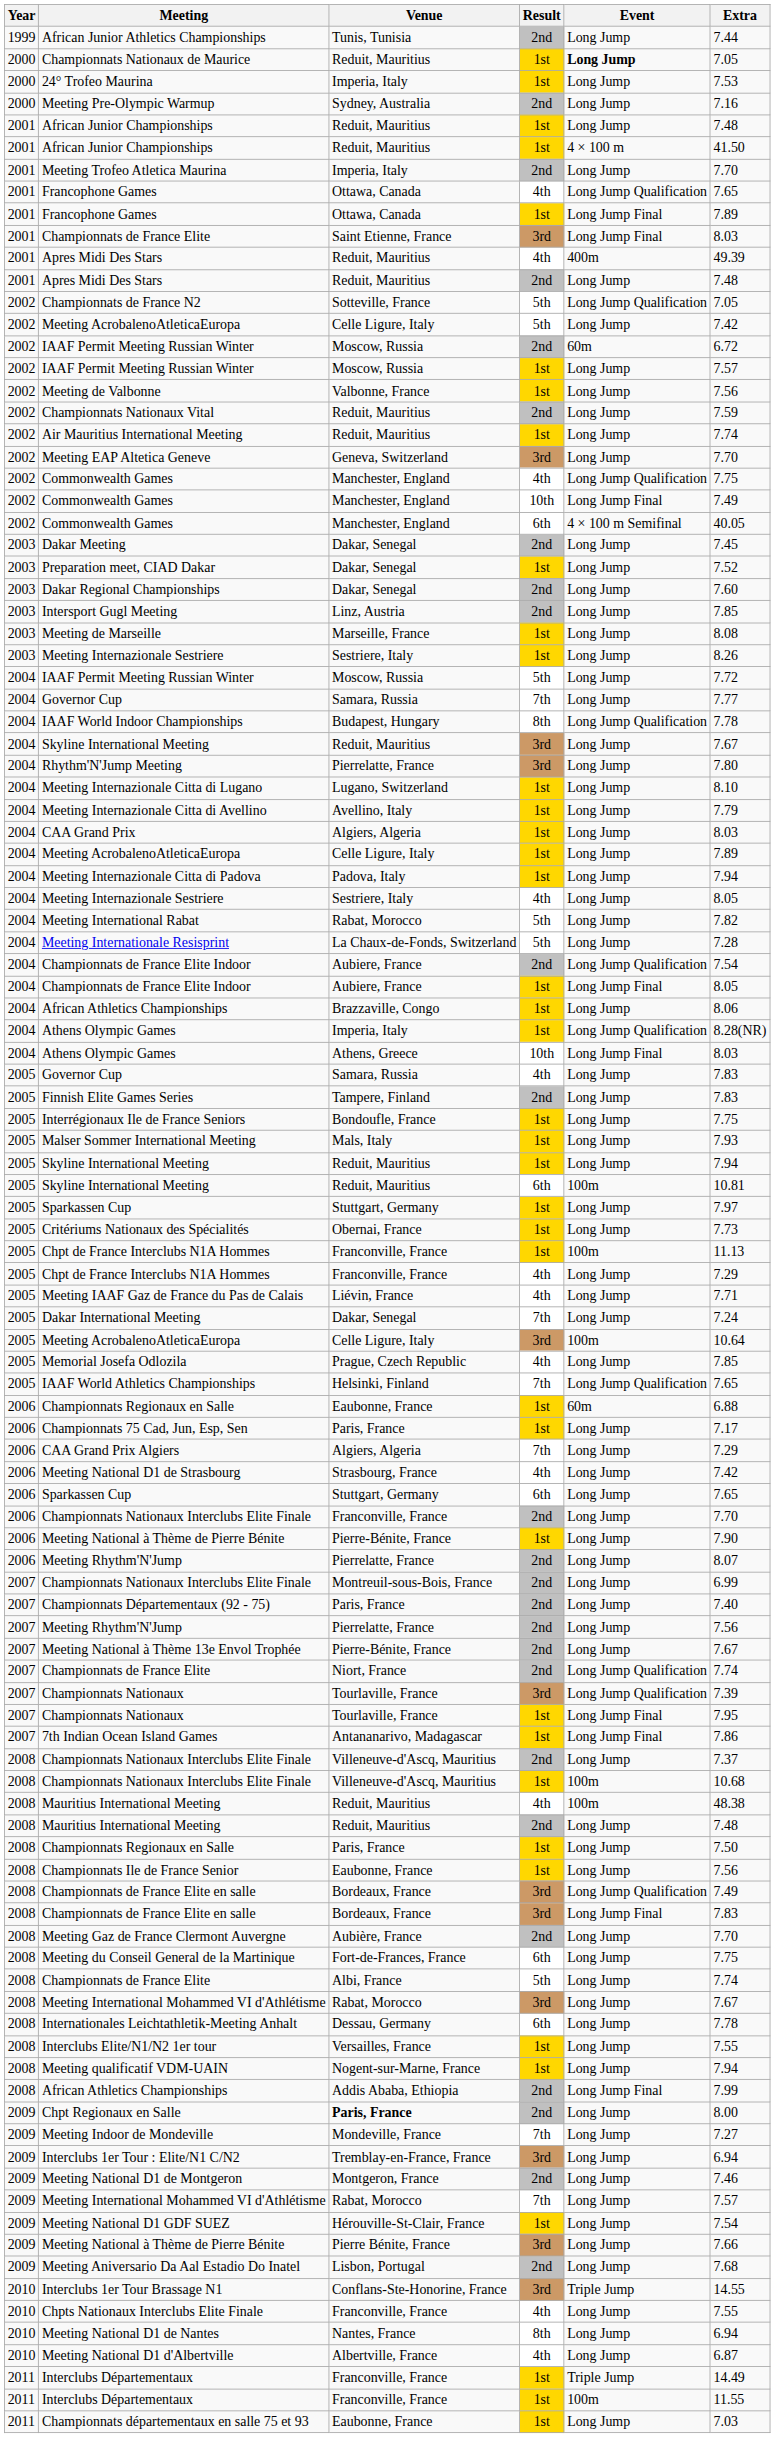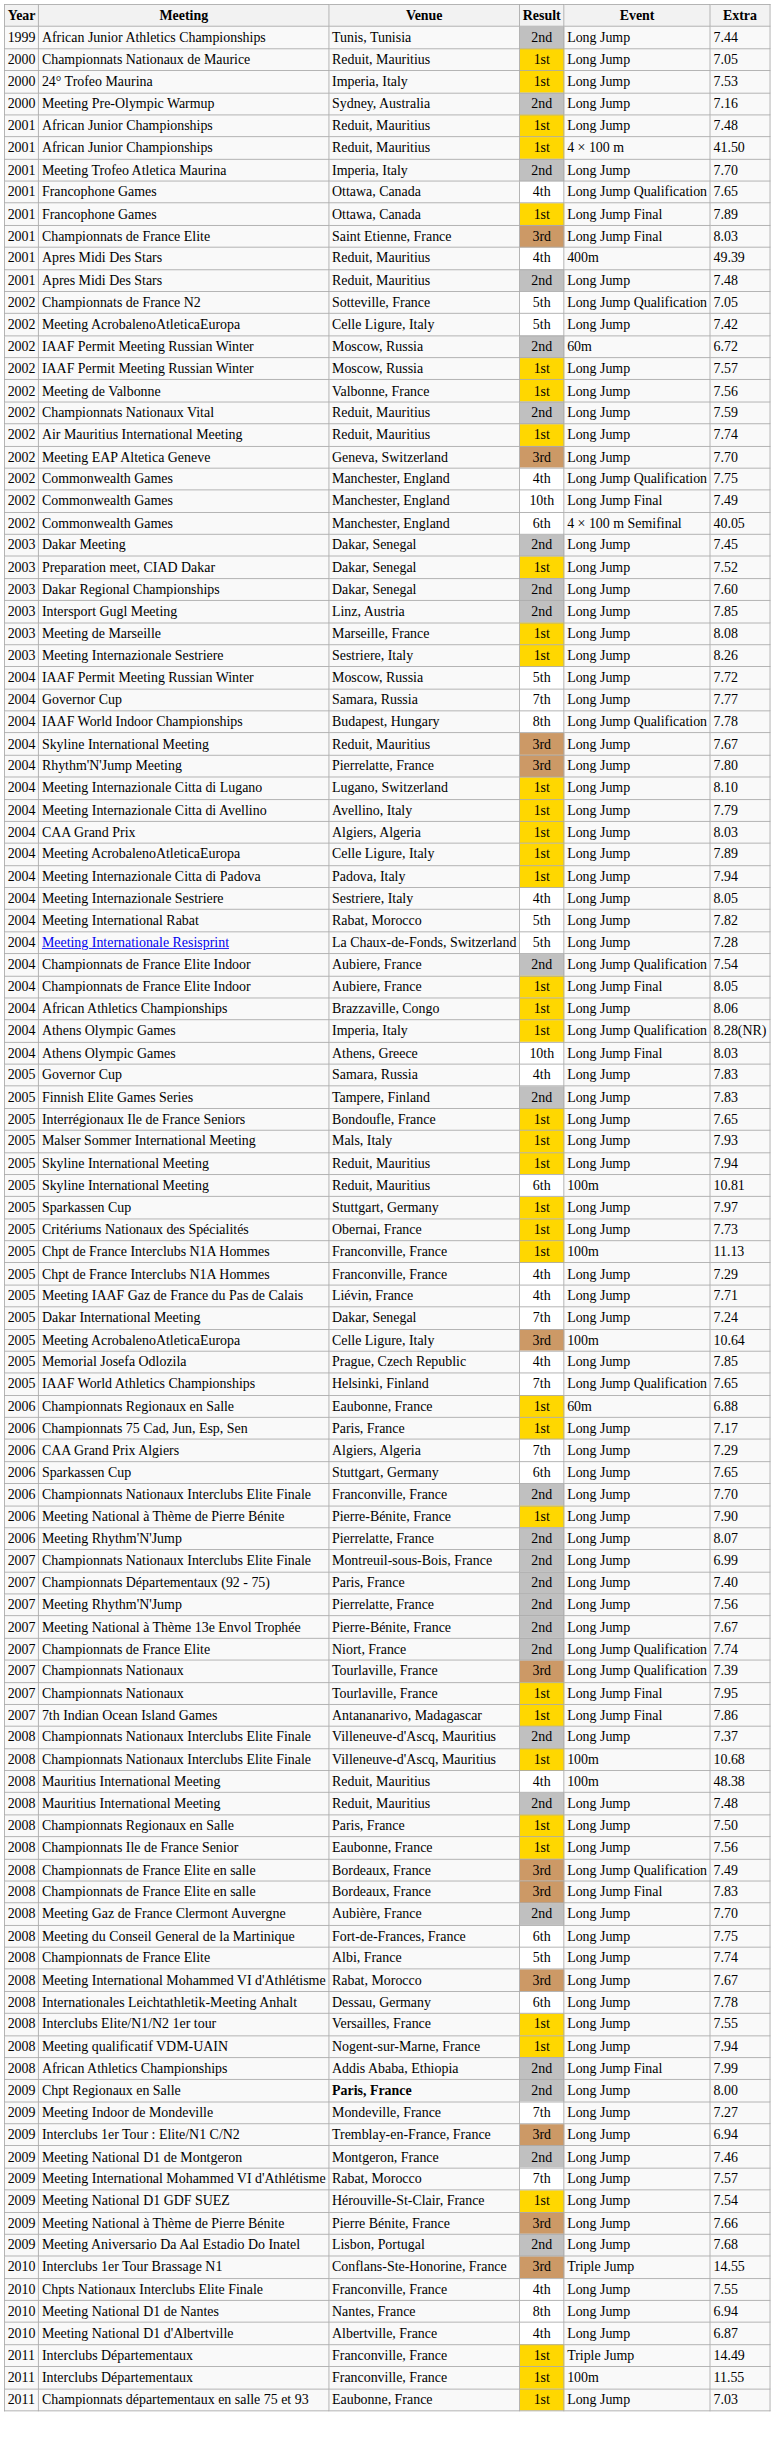(601, 59) bold -> (599, 59) normal
(726, 1119) 7.75 -> (726, 1119) 7.65
- row: (141, 1472)
